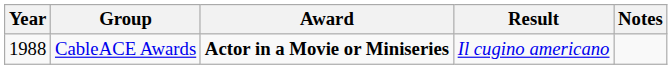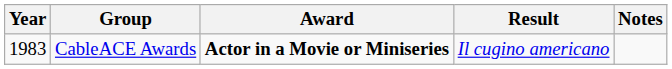(28, 49) 1988 -> (28, 49) 1983
